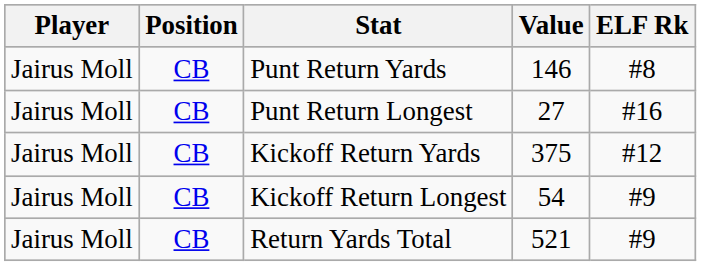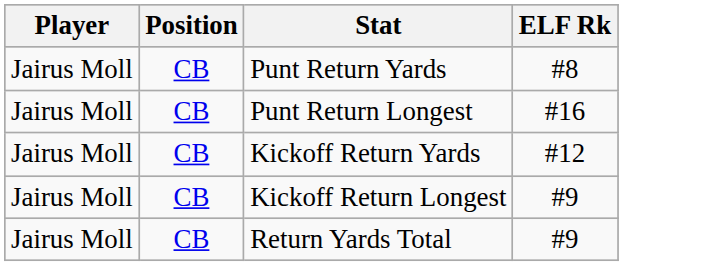- column: (551, 25)
